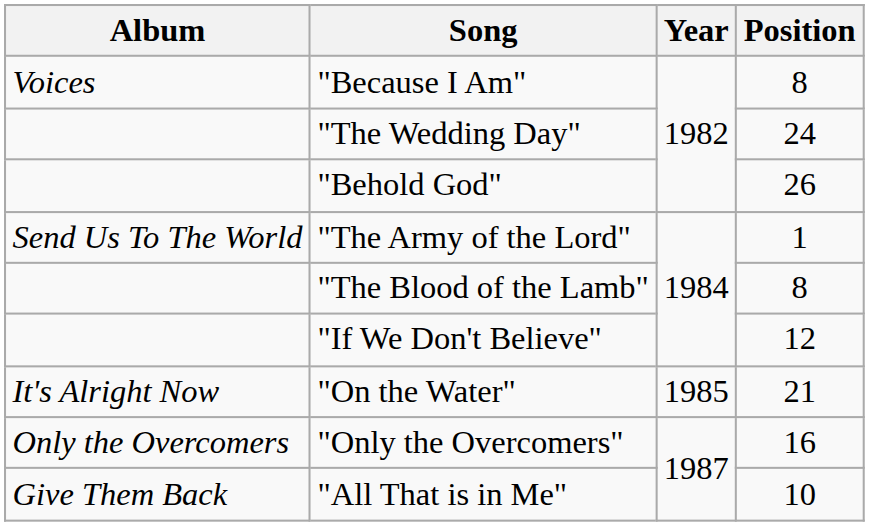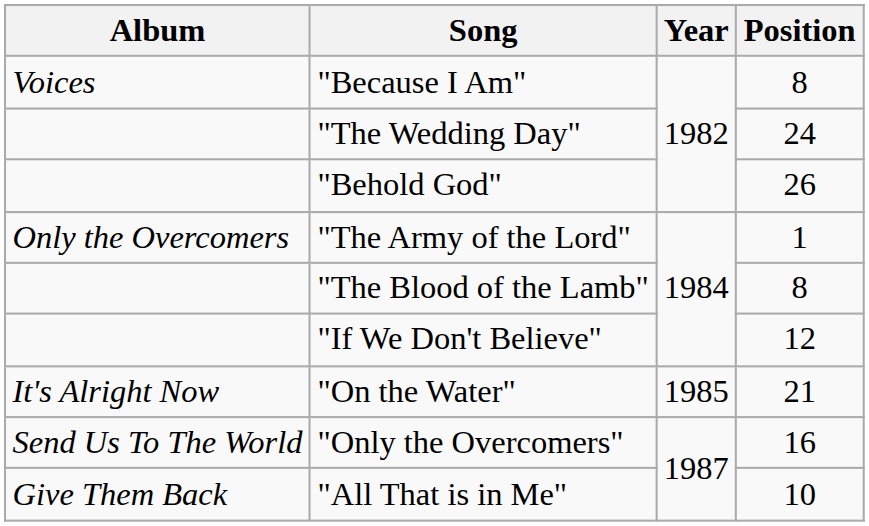(157, 236) Send Us To The World -> (151, 236) Only the Overcomers
(151, 442) Only the Overcomers -> (157, 442) Send Us To The World
